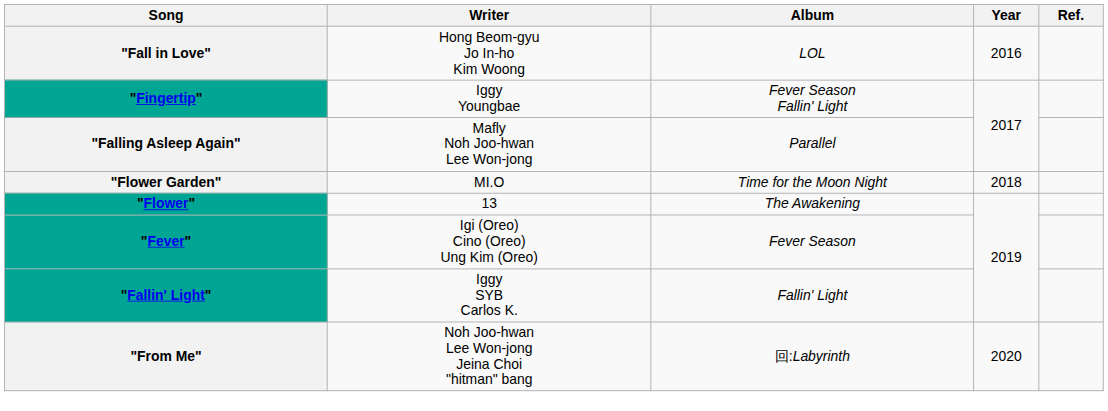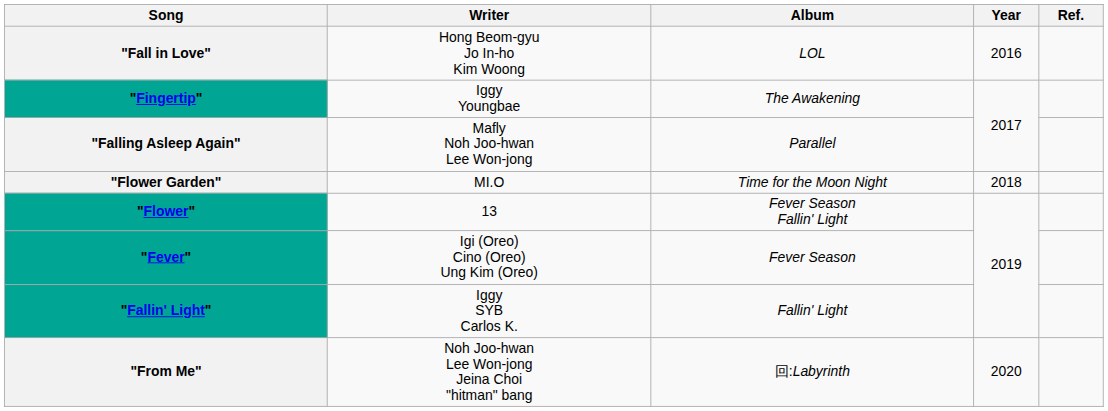(812, 98) Fever Season Fallin' Light -> (812, 98) The Awakening
(812, 204) The Awakening -> (812, 212) Fever Season Fallin' Light
